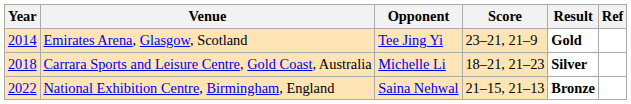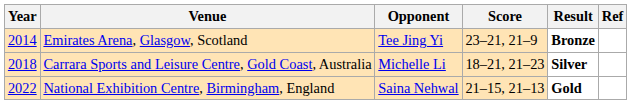(566, 40) Gold -> (573, 40) Bronze
(573, 88) Bronze -> (566, 88) Gold
